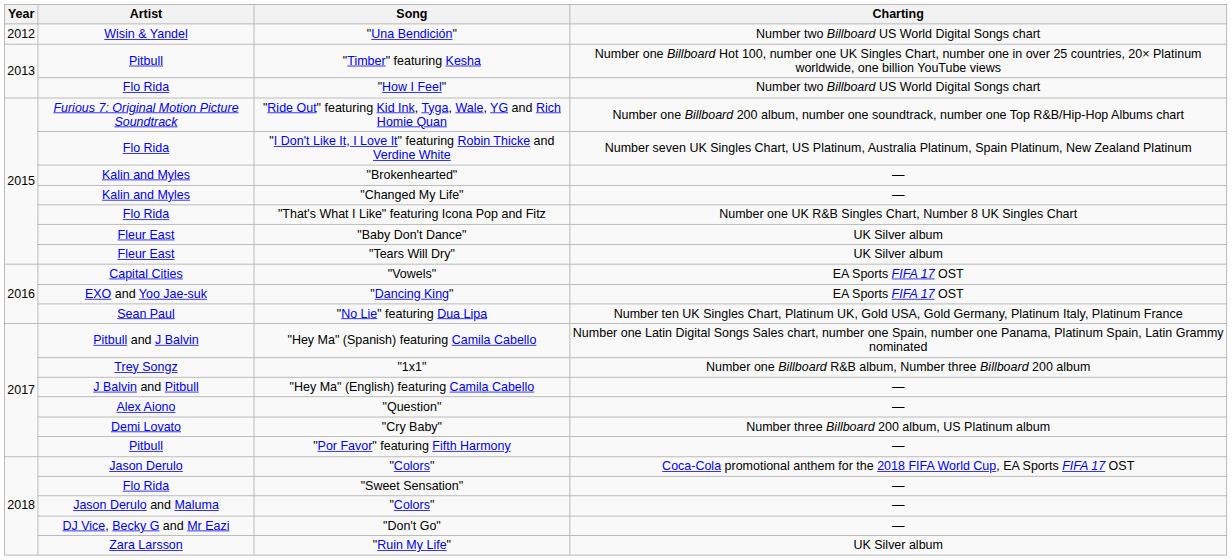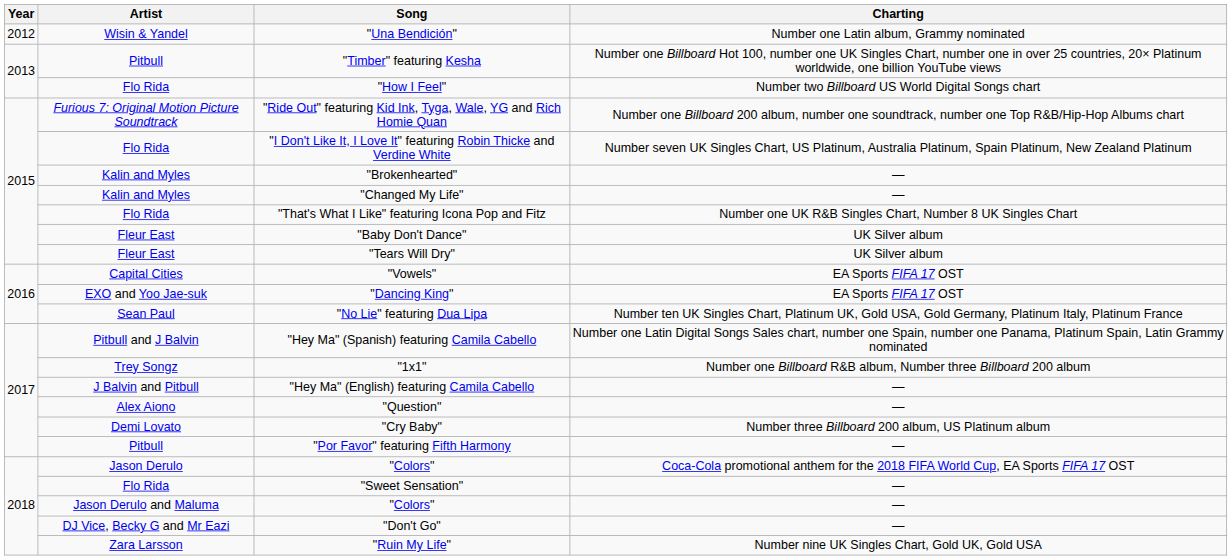(898, 34) Number two Billboard US World Digital Songs chart -> (898, 34) Number one Latin album, Grammy nominated
(898, 545) UK Silver album -> (898, 545) Number nine UK Singles Chart, Gold UK, Gold USA
